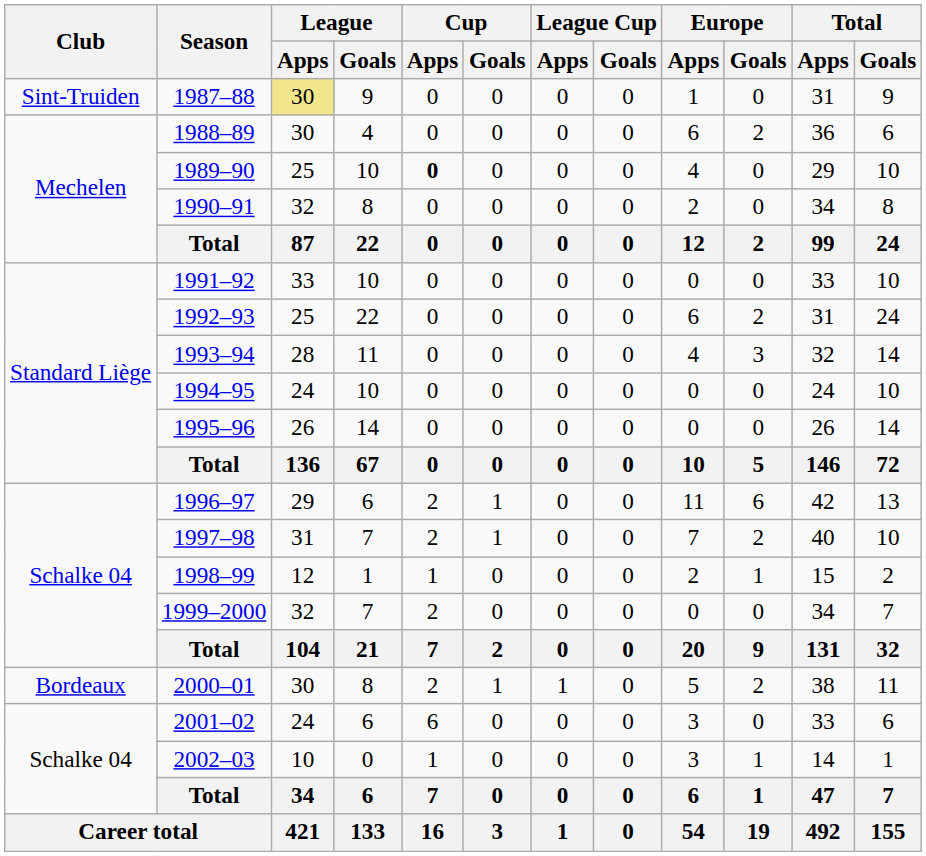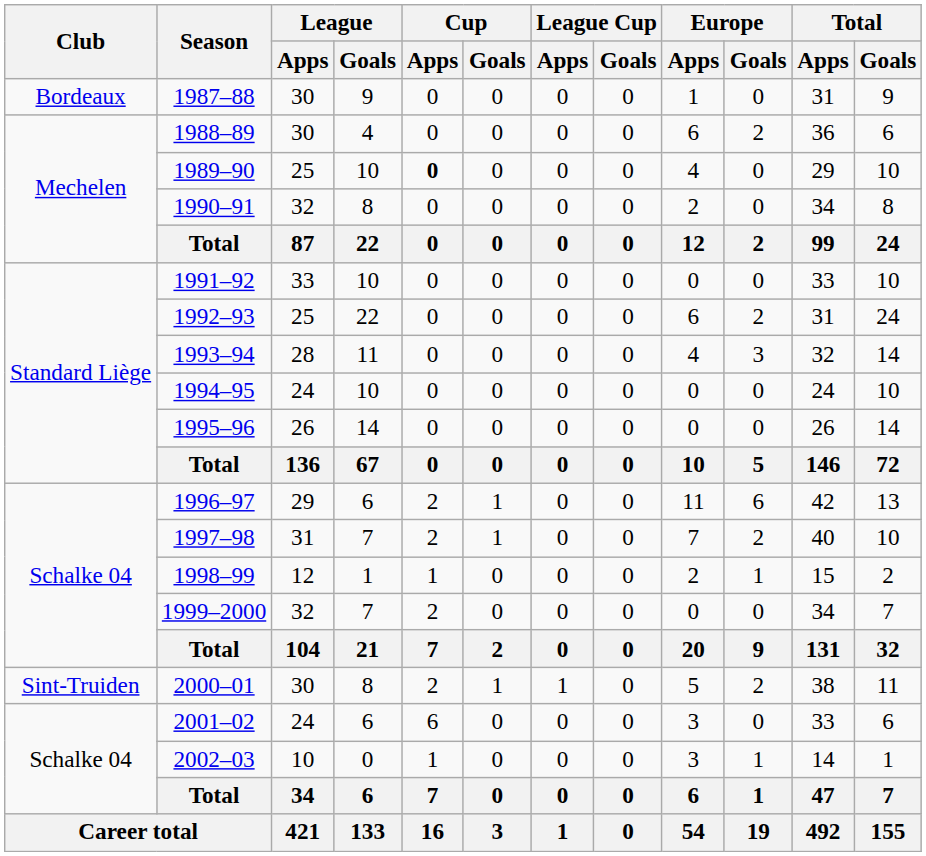(81, 96) Sint-Truiden -> (81, 96) Bordeaux
(303, 96) khaki background -> (303, 96) no background
(81, 685) Bordeaux -> (81, 685) Sint-Truiden
